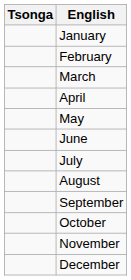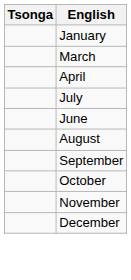- row: (85, 56)
- row: (72, 118)
rows swapped: (73, 139) <-> (71, 160)
